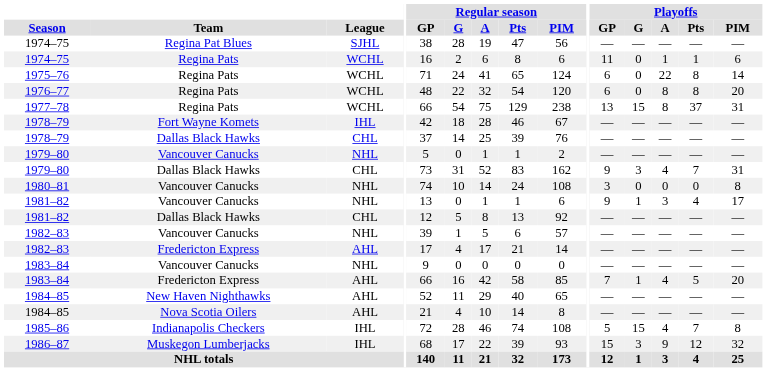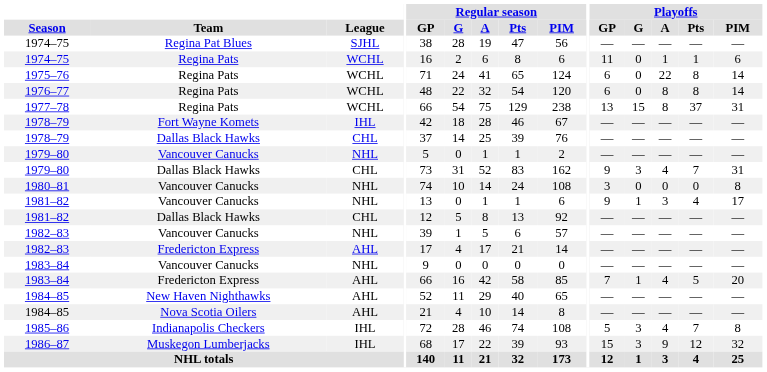(738, 91) 20 -> (738, 91) 14
(638, 328) 15 -> (638, 328) 3
